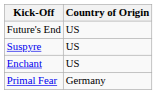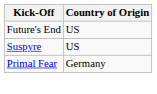- row: (24, 64)
